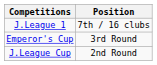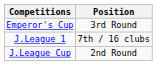rows swapped: (40, 25) <-> (40, 39)
